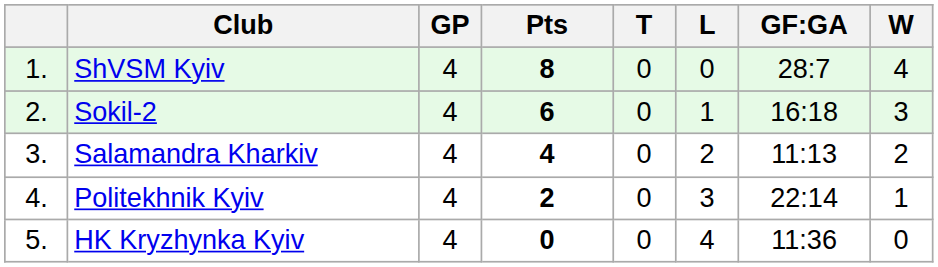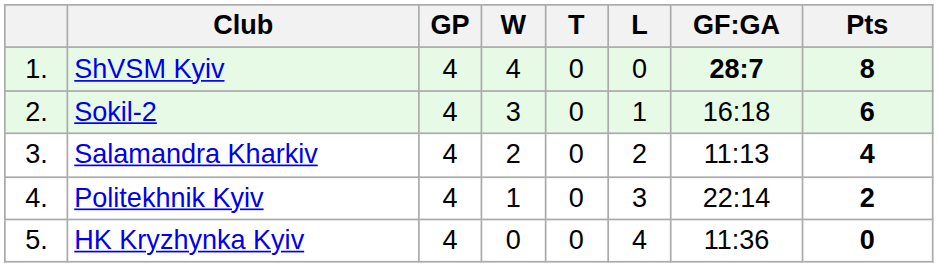columns swapped: (901, 25) <-> (547, 25)
(804, 68) normal -> (737, 68) bold
